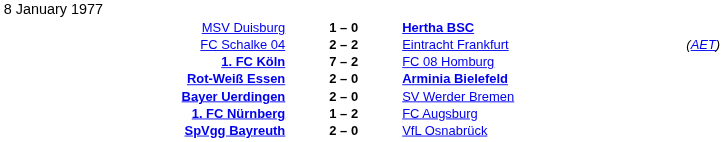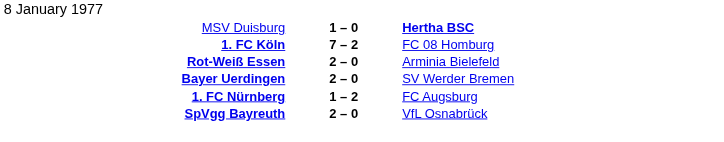- row: (243, 45)
(455, 79) bold -> (451, 62) normal
